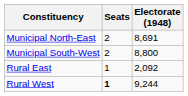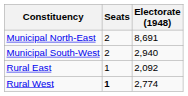(146, 53) 8,800 -> (146, 53) 2,940
(146, 83) 9,244 -> (146, 83) 2,774
